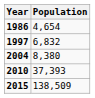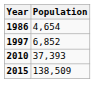(46, 41) 6,832 -> (46, 41) 6,852
- row: (17, 56)
